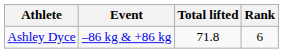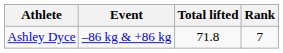(260, 37) 6 -> (260, 37) 7
